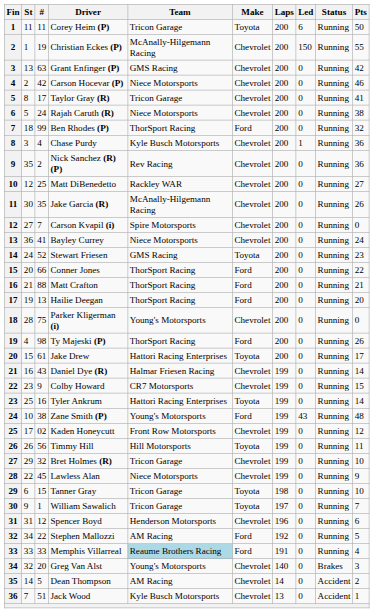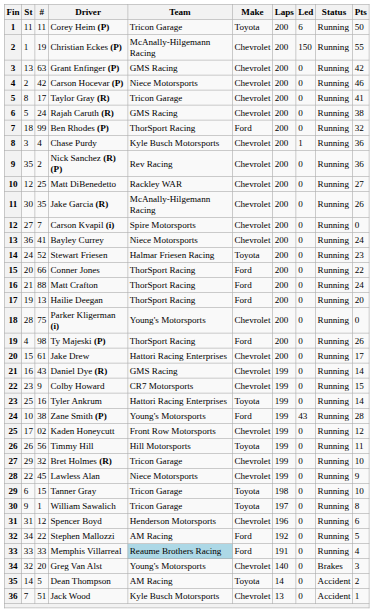(164, 113) Niece Motorsports -> (154, 113) GMS Racing
(154, 255) GMS Racing -> (172, 255) Halmar Friesen Racing
(359, 285) 21 -> (359, 285) 24
(247, 356) Toyota -> (252, 356) Chevrolet
(172, 371) Halmar Friesen Racing -> (154, 371) GMS Racing
(359, 416) 48 -> (359, 416) 28
(357, 506) 7 -> (357, 506) 8
(252, 581) Chevrolet -> (247, 581) Toyota
